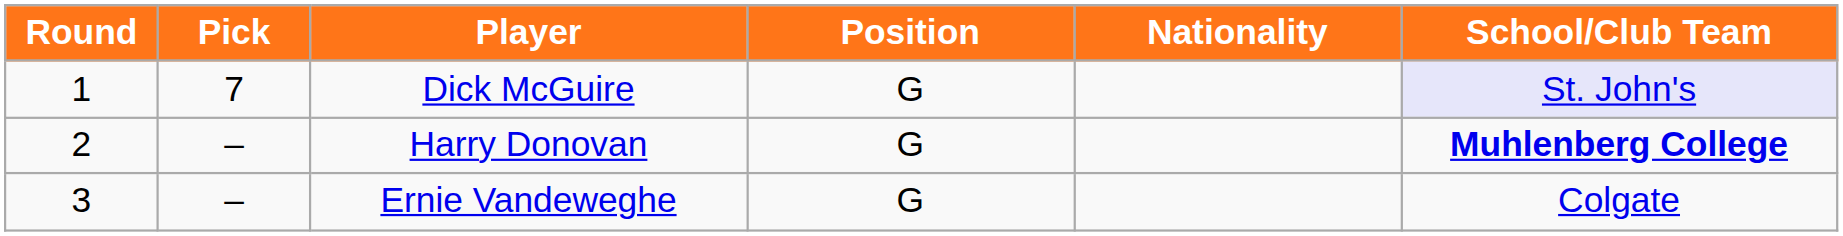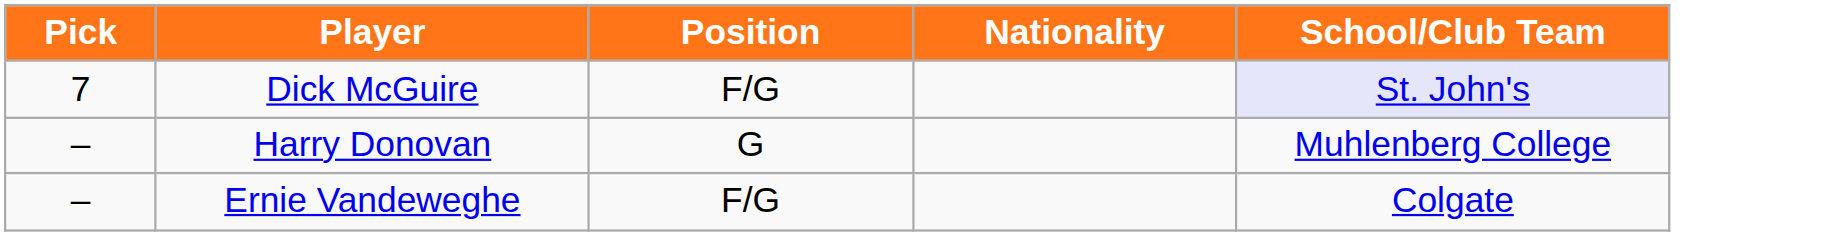- column: (81, 32)
(910, 88) G -> (751, 88) F/G
(1619, 144) bold -> (1453, 144) normal
(910, 200) G -> (751, 200) F/G
